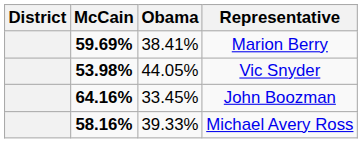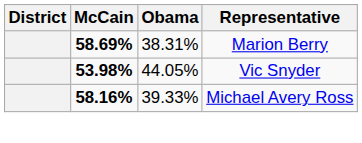(104, 44) 59.69% -> (104, 44) 58.69%
(170, 44) 38.41% -> (170, 44) 38.31%
- row: (280, 97)
